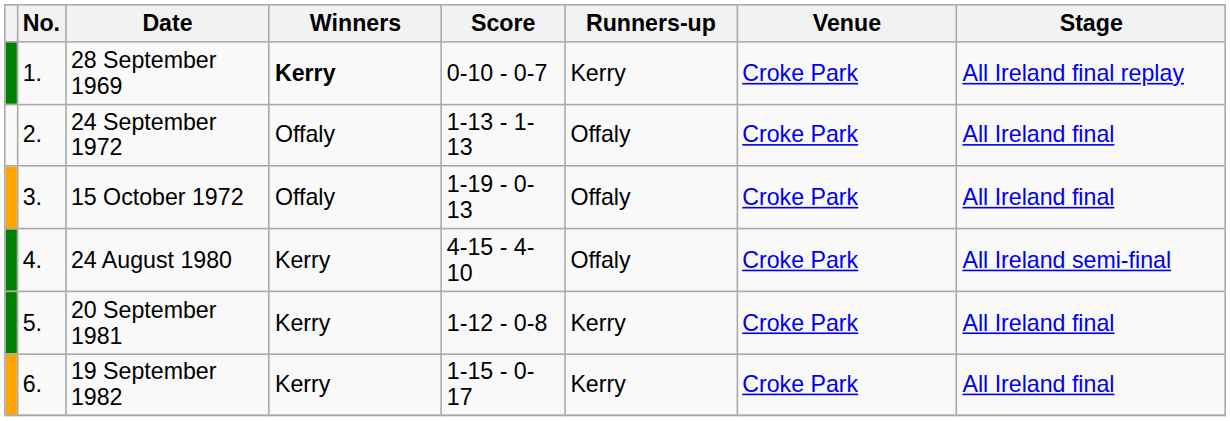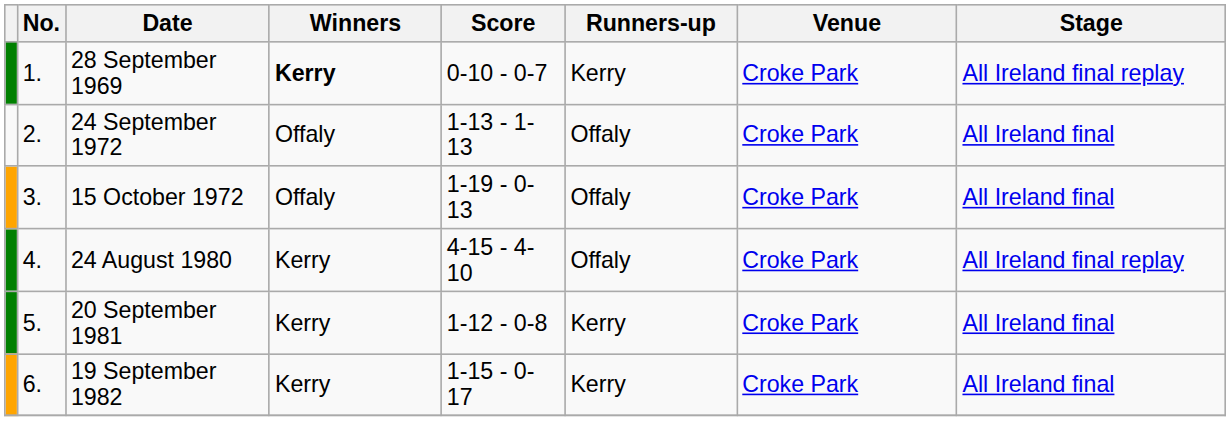(1067, 260) All Ireland semi-final -> (1073, 260) All Ireland final replay
